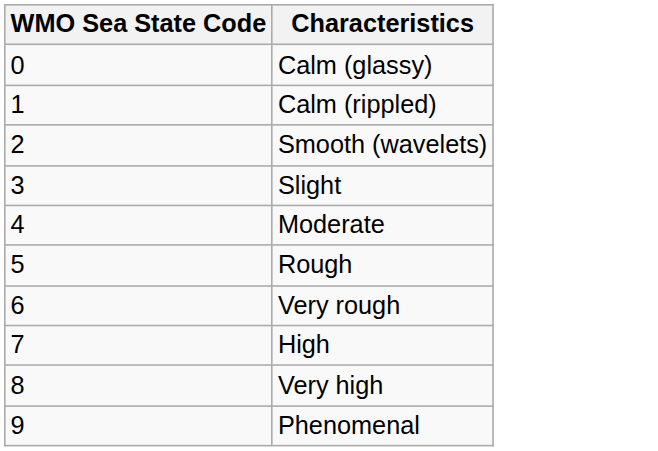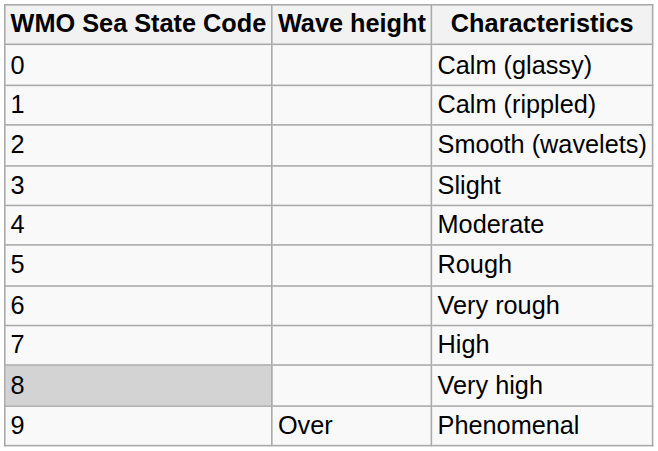+ column: (352, 24)
(18, 385) no background -> (18, 385) lightgrey background
